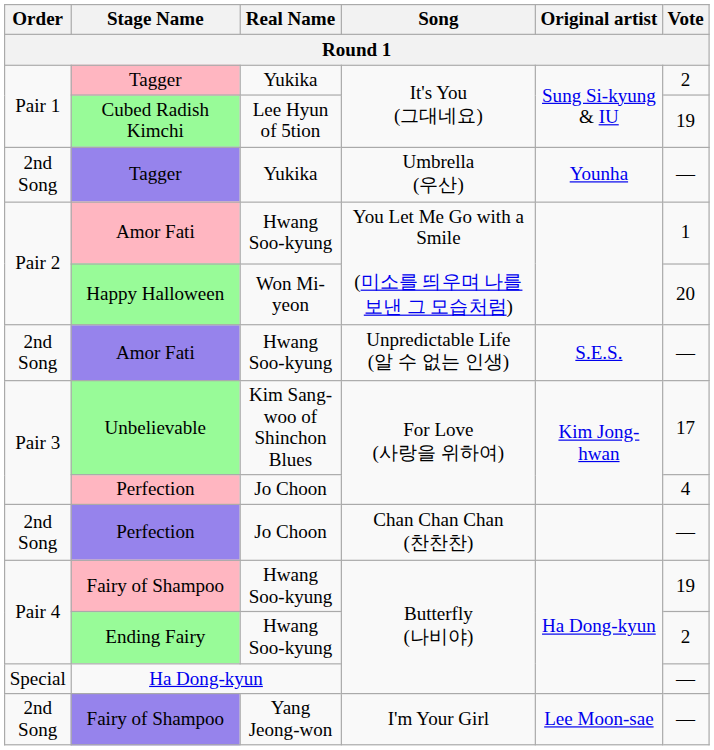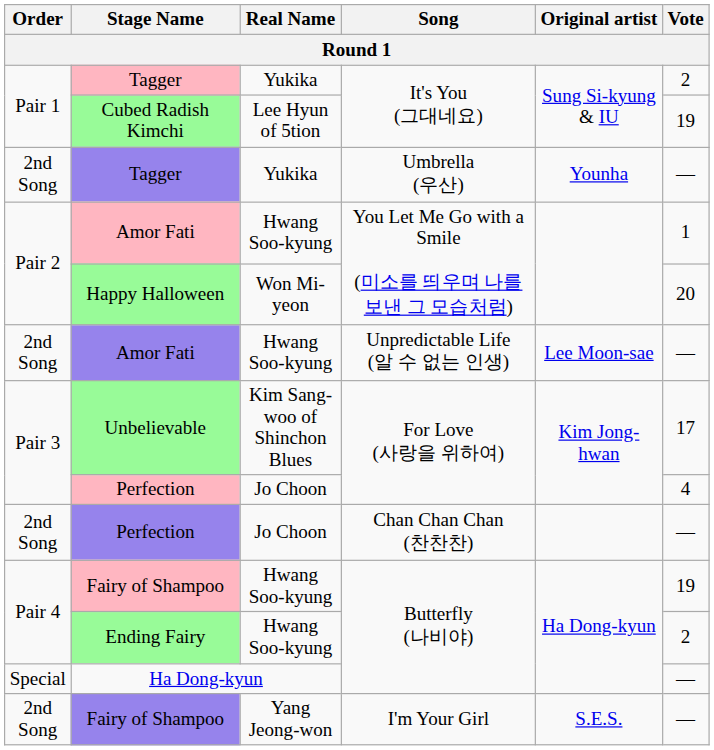(599, 352) S.E.S. -> (599, 352) Lee Moon-sae
(599, 719) Lee Moon-sae -> (599, 719) S.E.S.
